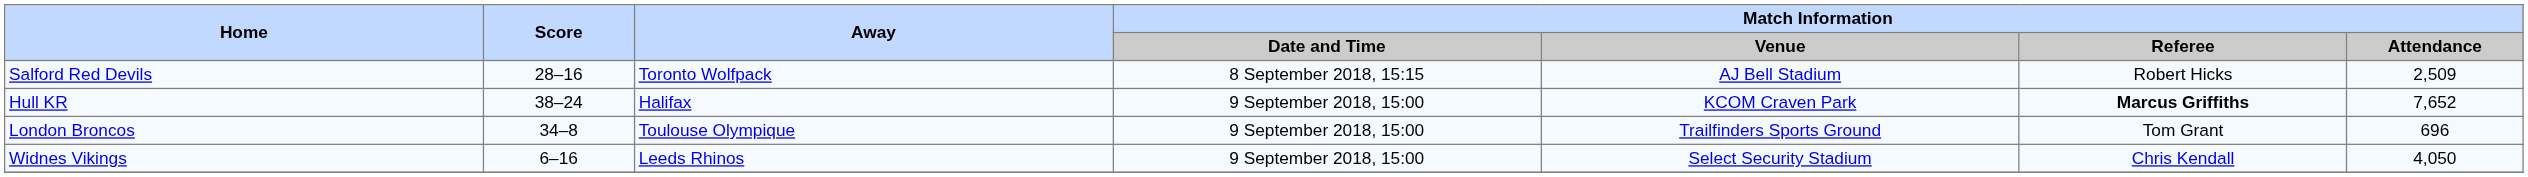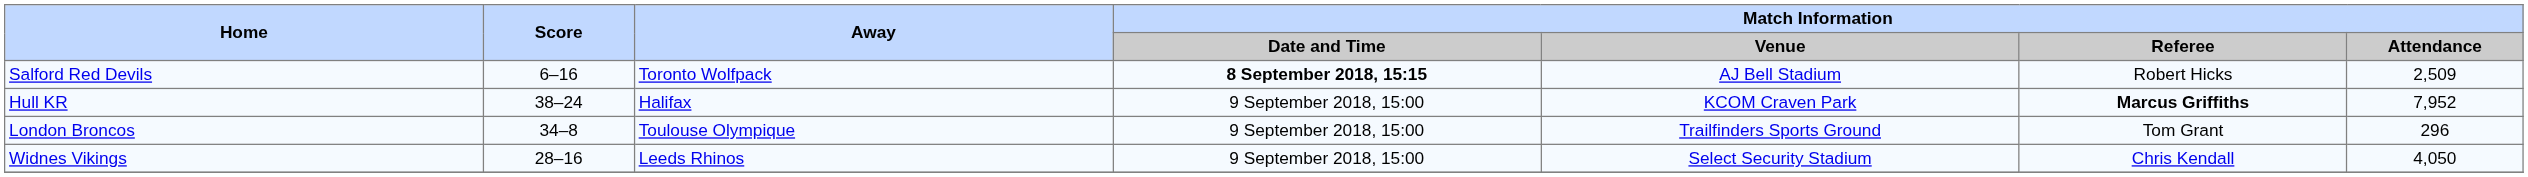(559, 74) 28–16 -> (559, 74) 6–16
(1327, 74) normal -> (1327, 74) bold
(2435, 102) 7,652 -> (2435, 102) 7,952
(2435, 130) 696 -> (2435, 130) 296
(559, 158) 6–16 -> (559, 158) 28–16
